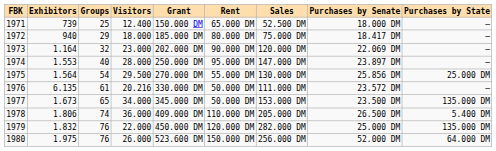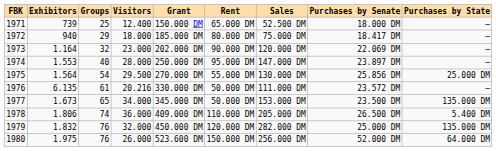(137, 127) 22.000 -> (137, 127) 32.000
